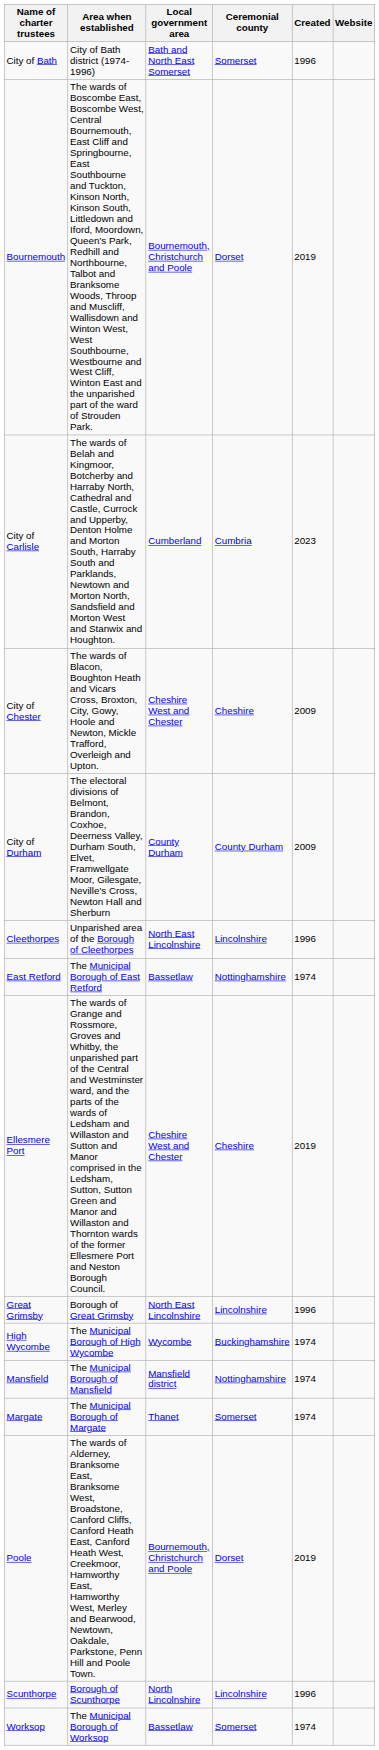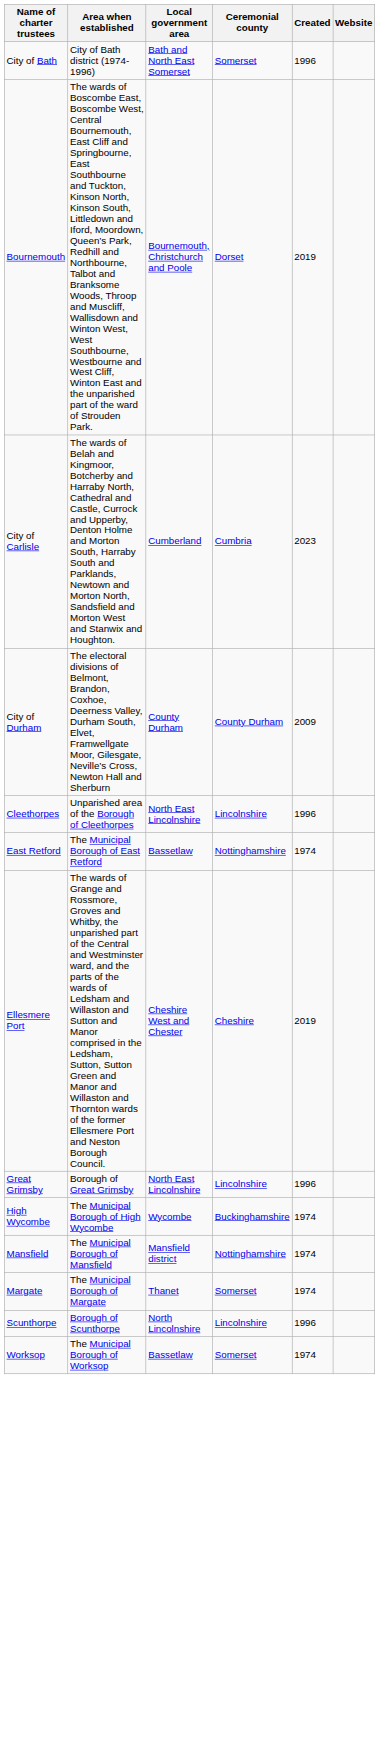- row: (24, 710)
- row: (19, 1558)
